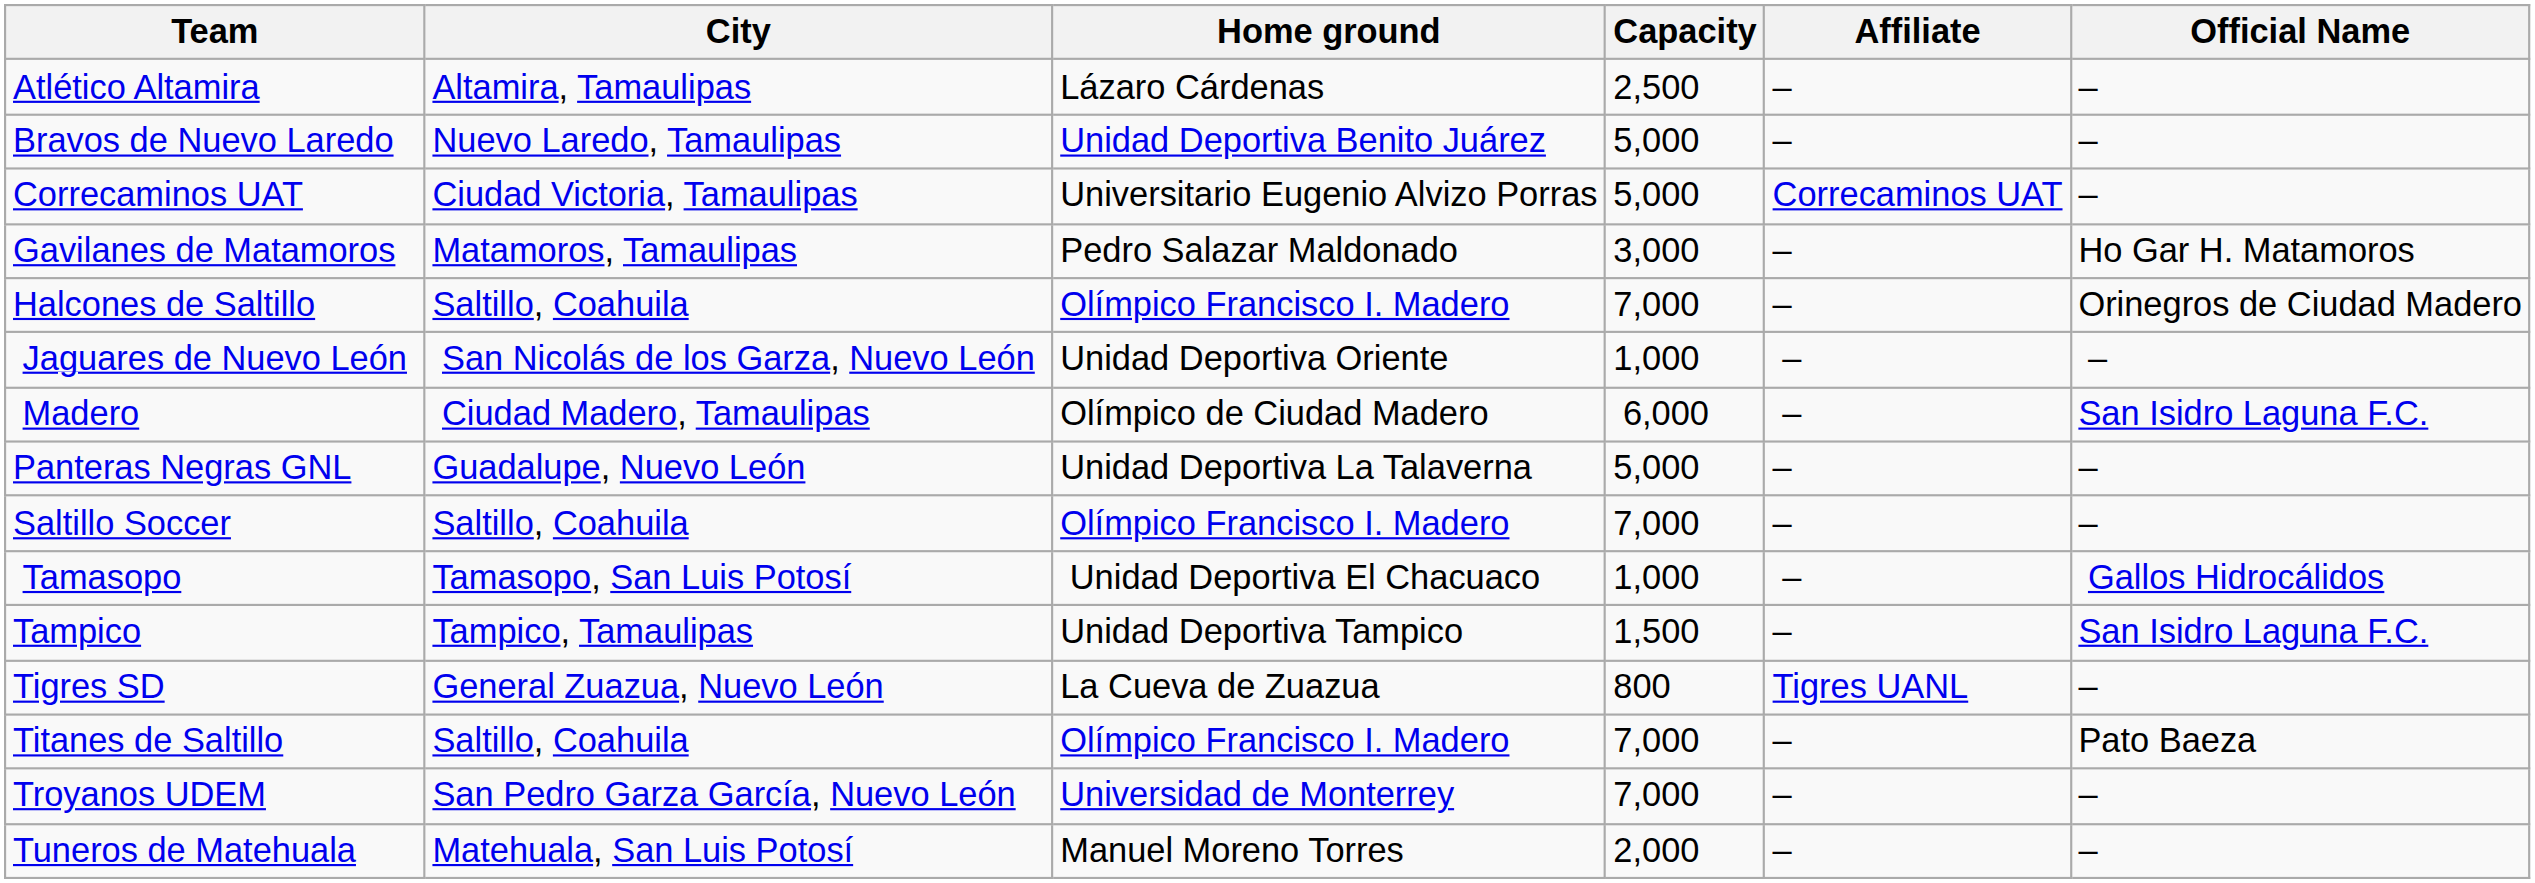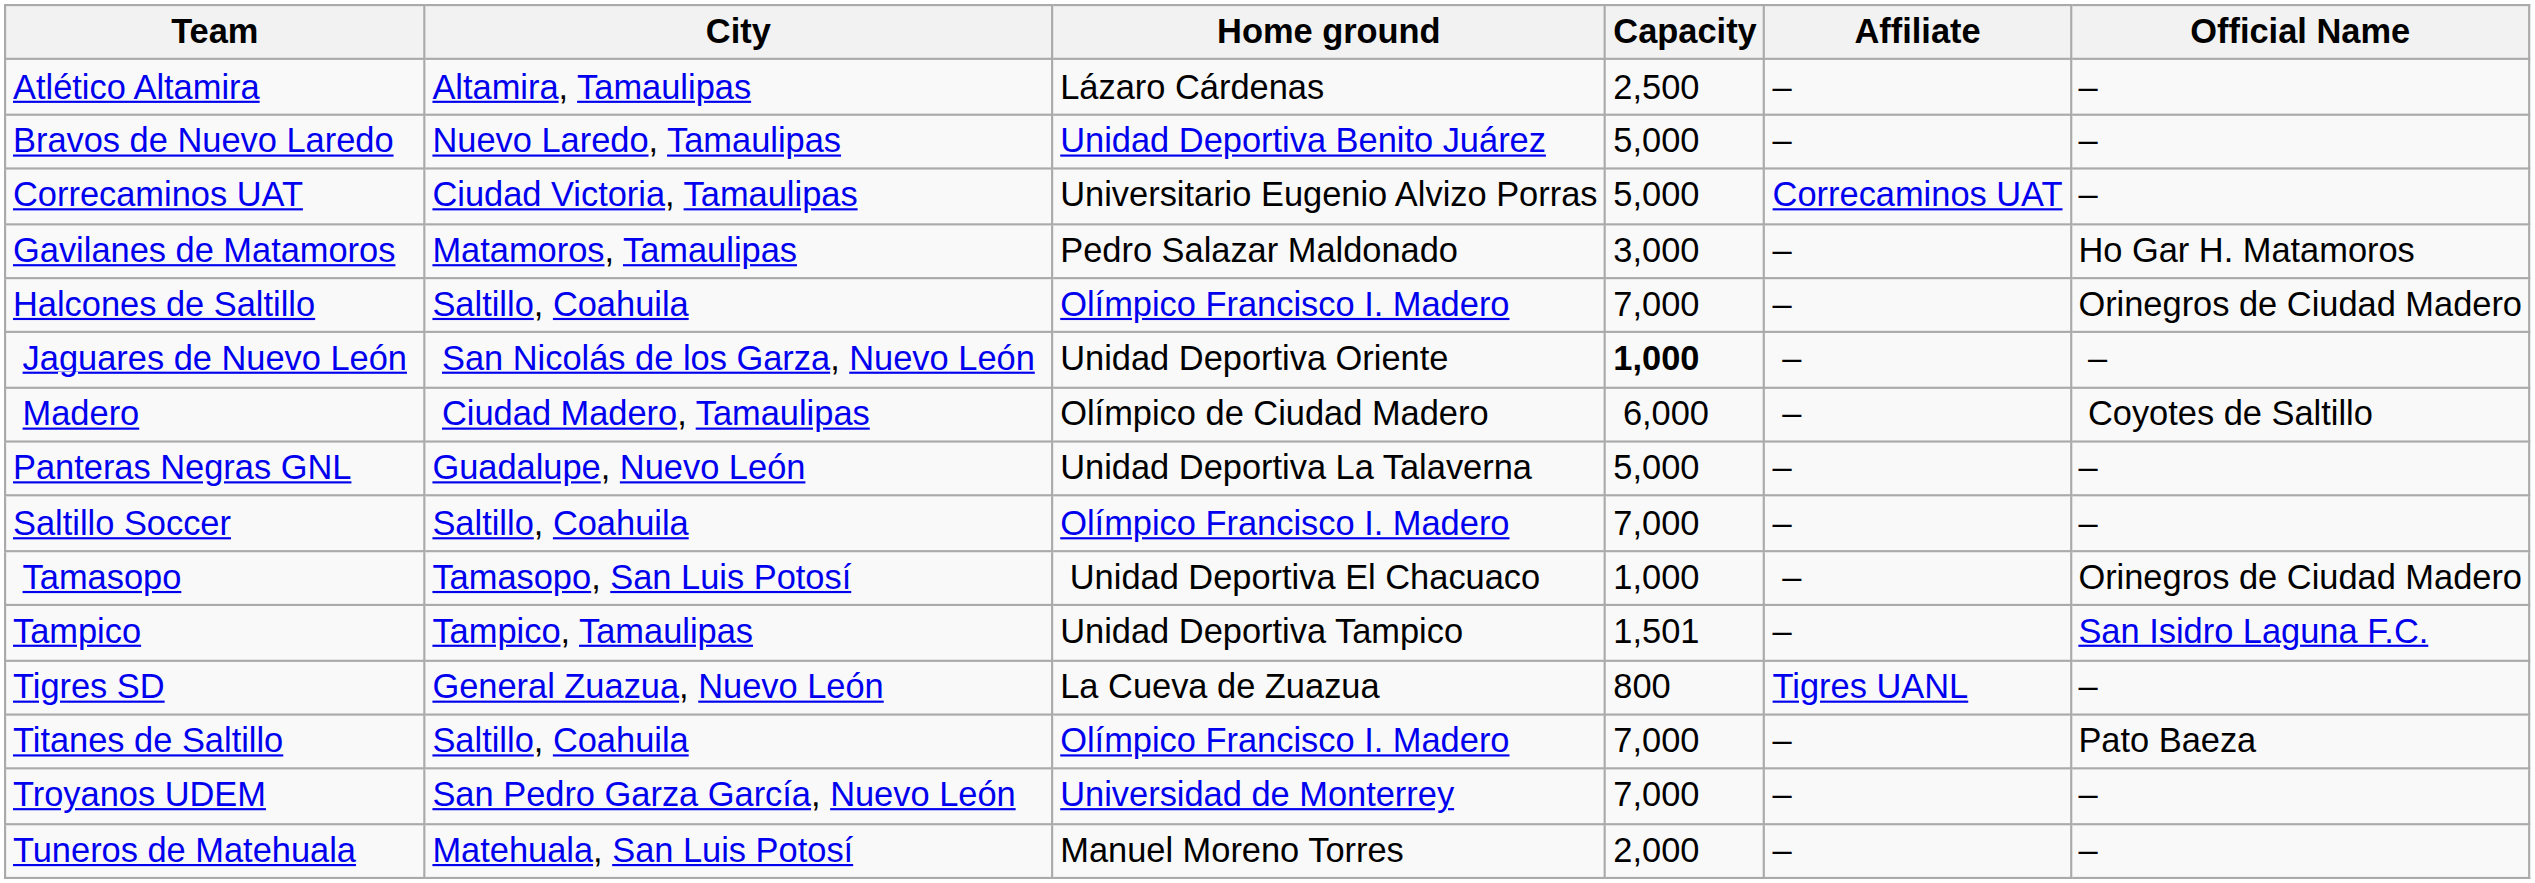(1656, 359) normal -> (1656, 359) bold
(2253, 413) San Isidro Laguna F.C. -> (2226, 413) Coyotes de Saltillo
(2231, 577) Gallos Hidrocálidos -> (2300, 577) Orinegros de Ciudad Madero
(1656, 631) 1,500 -> (1656, 631) 1,501
